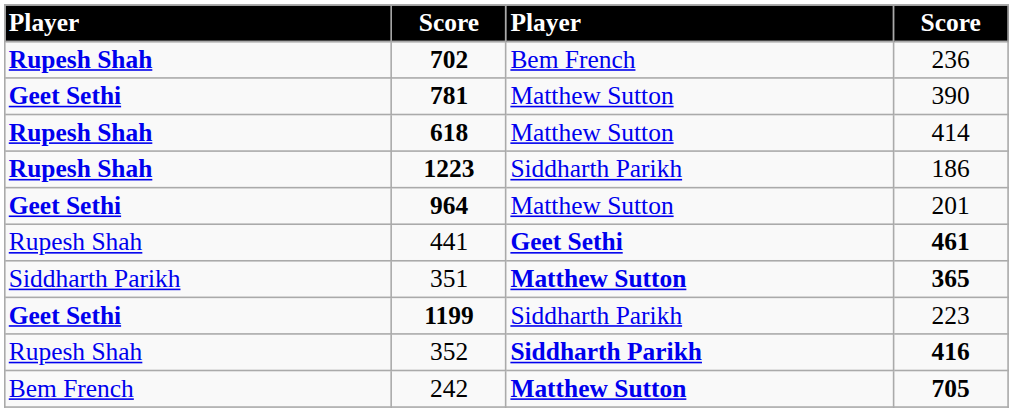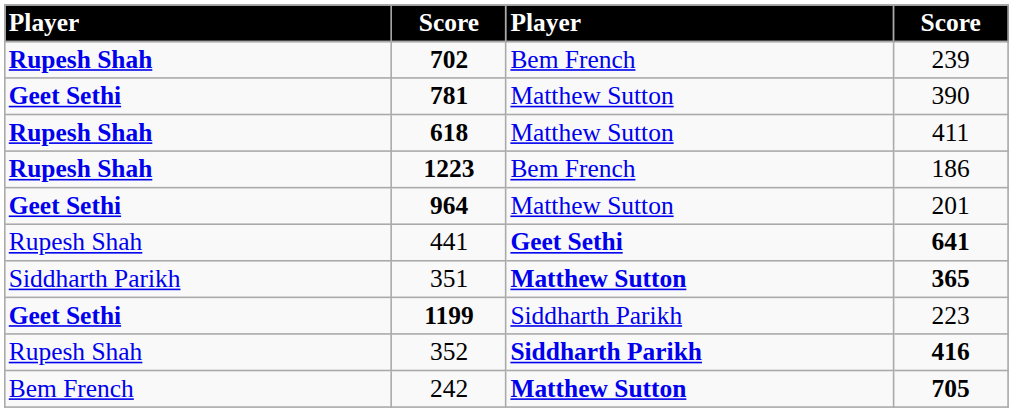(951, 59) 236 -> (951, 59) 239
(951, 132) 414 -> (951, 132) 411
(596, 169) Siddharth Parikh -> (573, 169) Bem French
(951, 242) 461 -> (951, 242) 641
